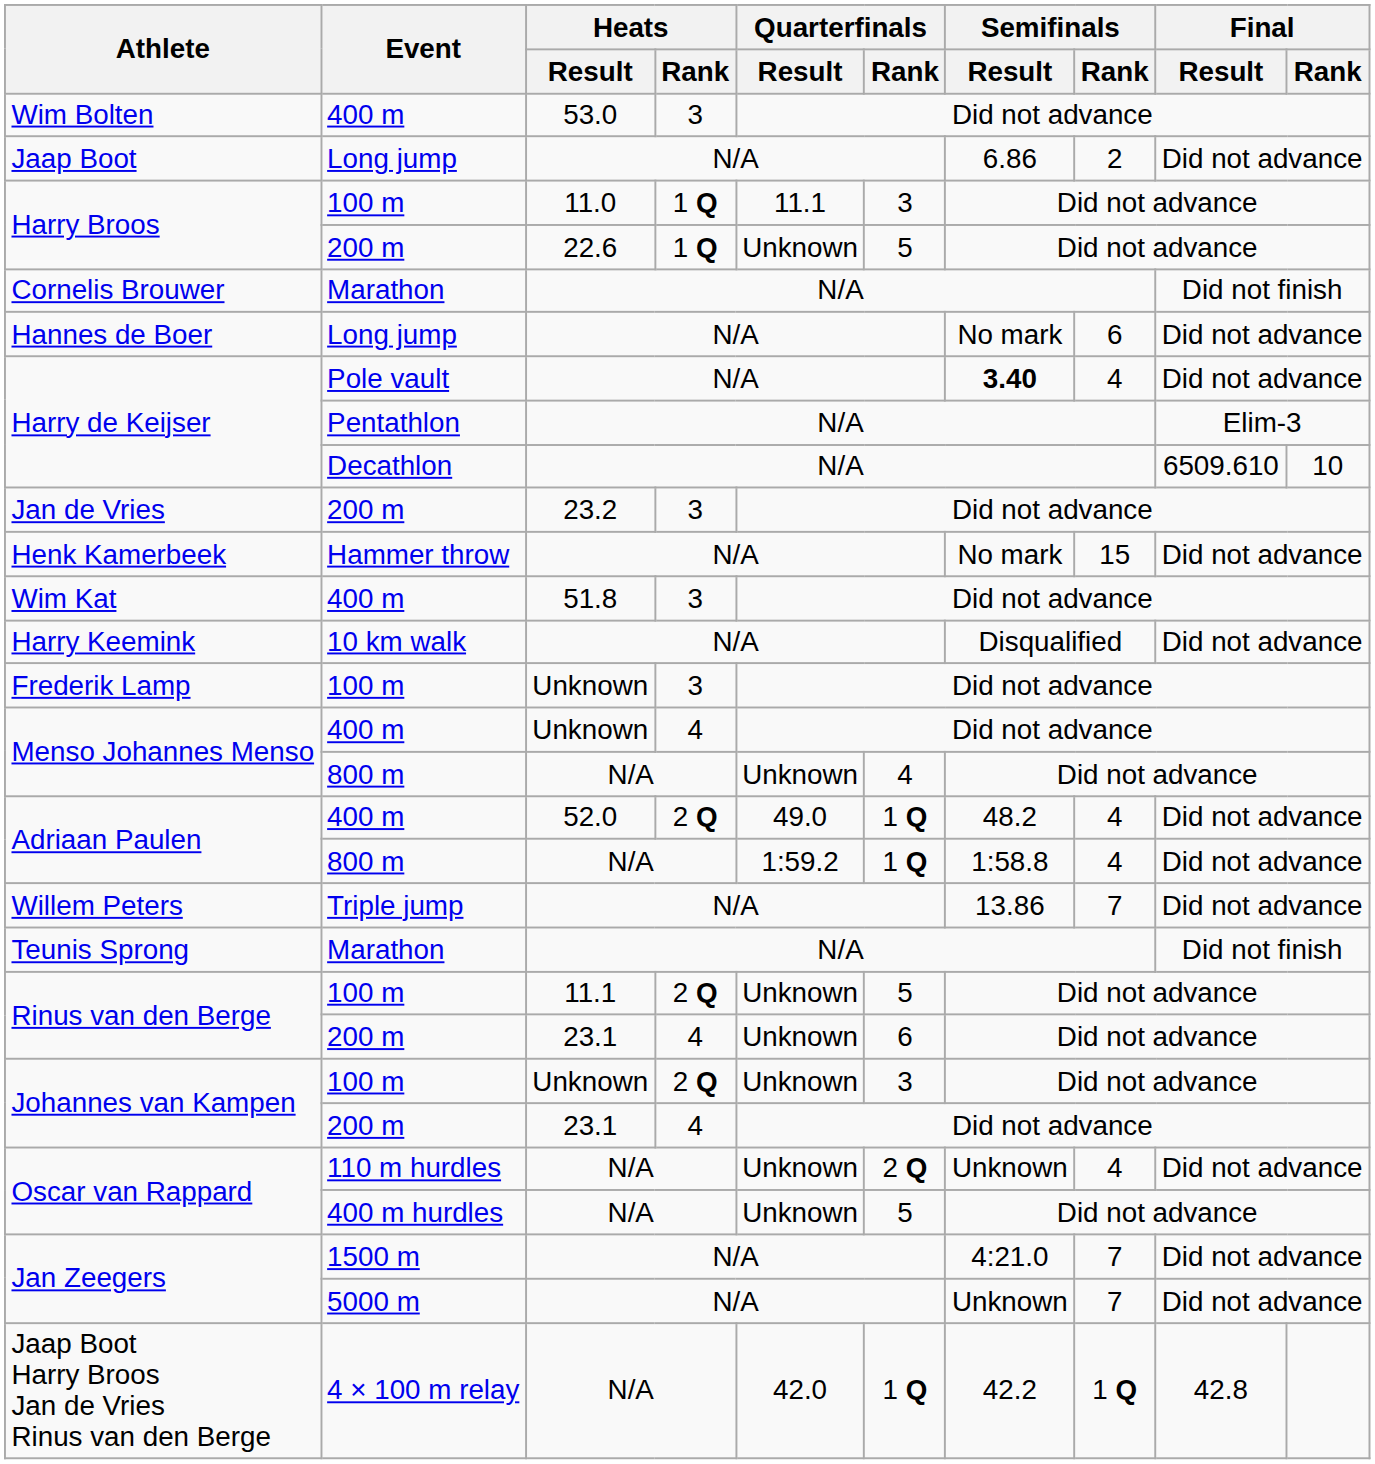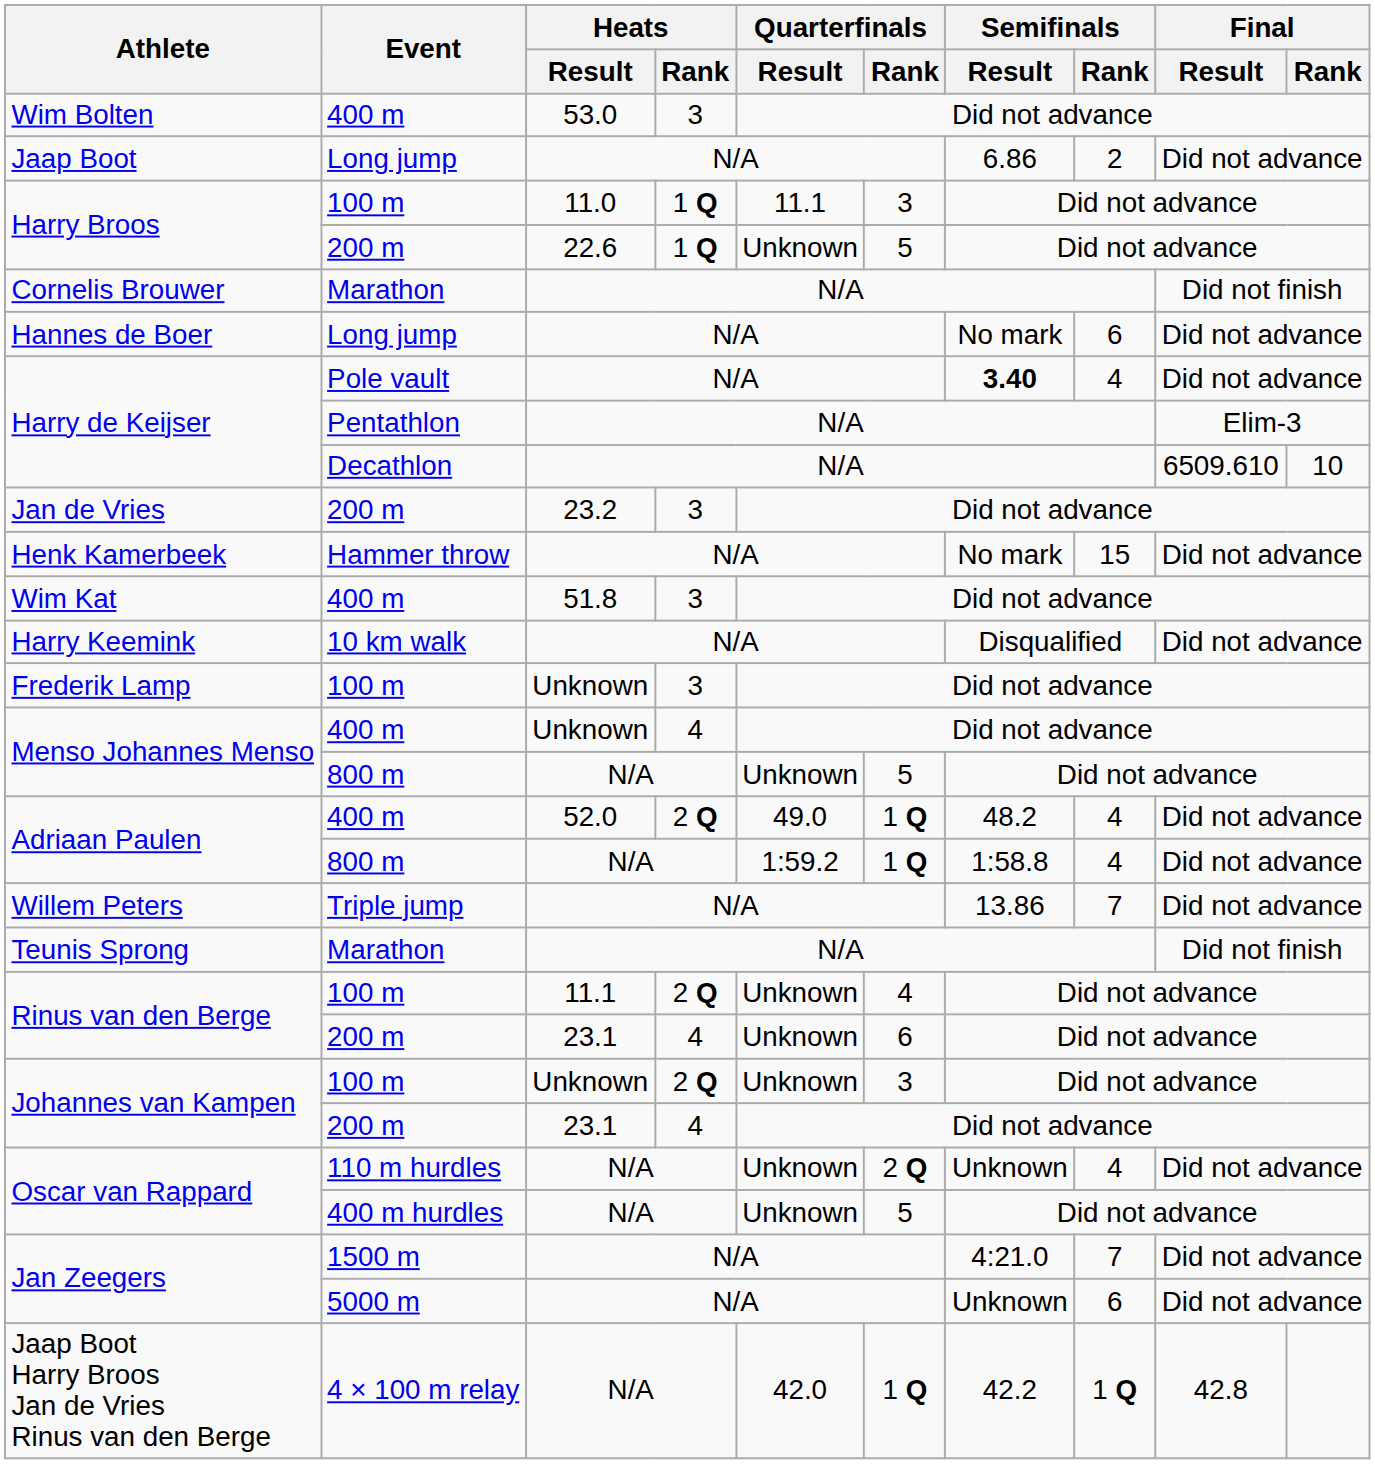(905, 774) 4 -> (905, 774) 5
(905, 993) 5 -> (905, 993) 4
(1115, 1301) 7 -> (1115, 1301) 6
